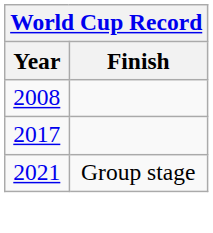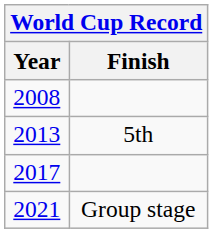+ row: (37, 135)
